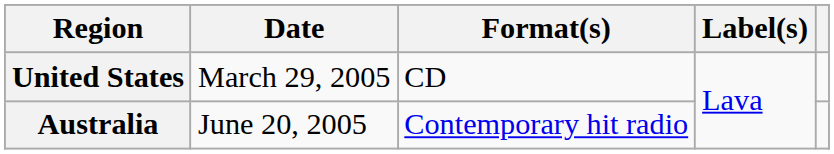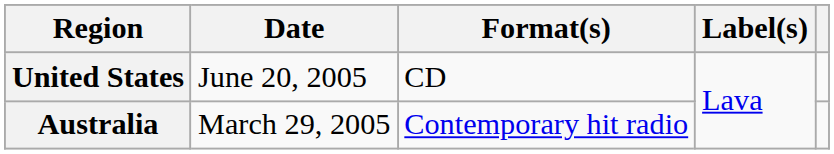(294, 76) March 29, 2005 -> (282, 76) June 20, 2005
(282, 124) June 20, 2005 -> (294, 124) March 29, 2005
